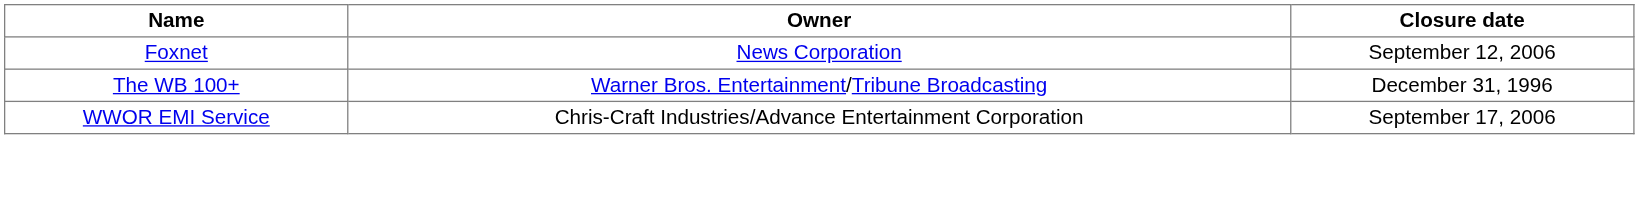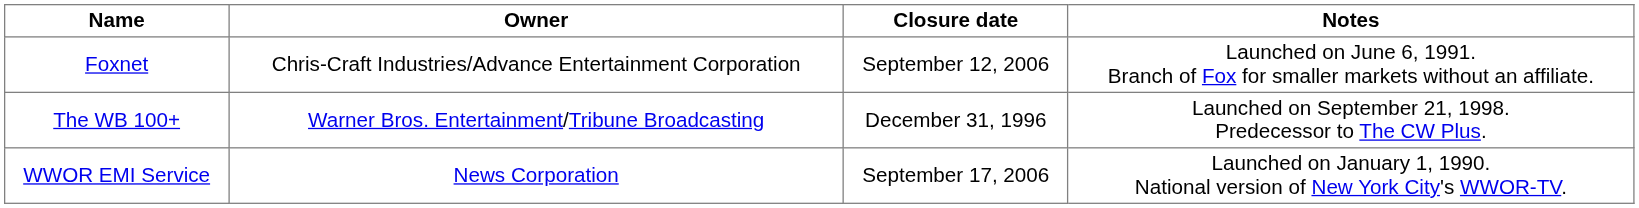+ column: (1351, 20)
(819, 52) News Corporation -> (536, 64) Chris-Craft Industries/Advance Entertainment Corporation
(819, 117) Chris-Craft Industries/Advance Entertainment Corporation -> (536, 175) News Corporation
